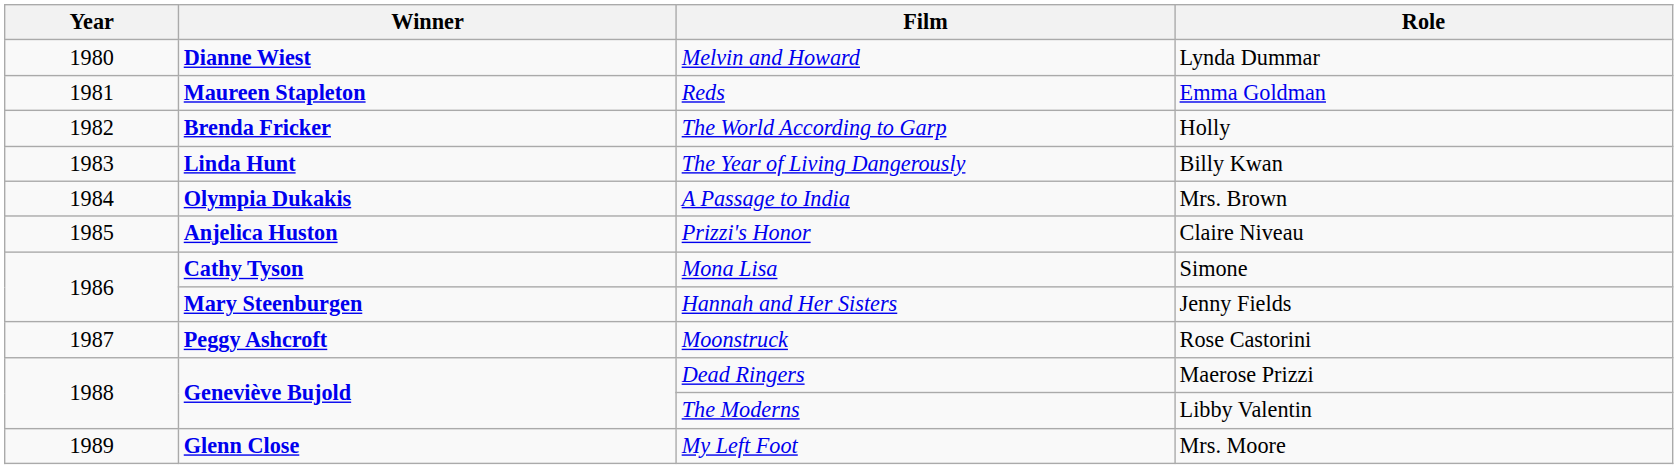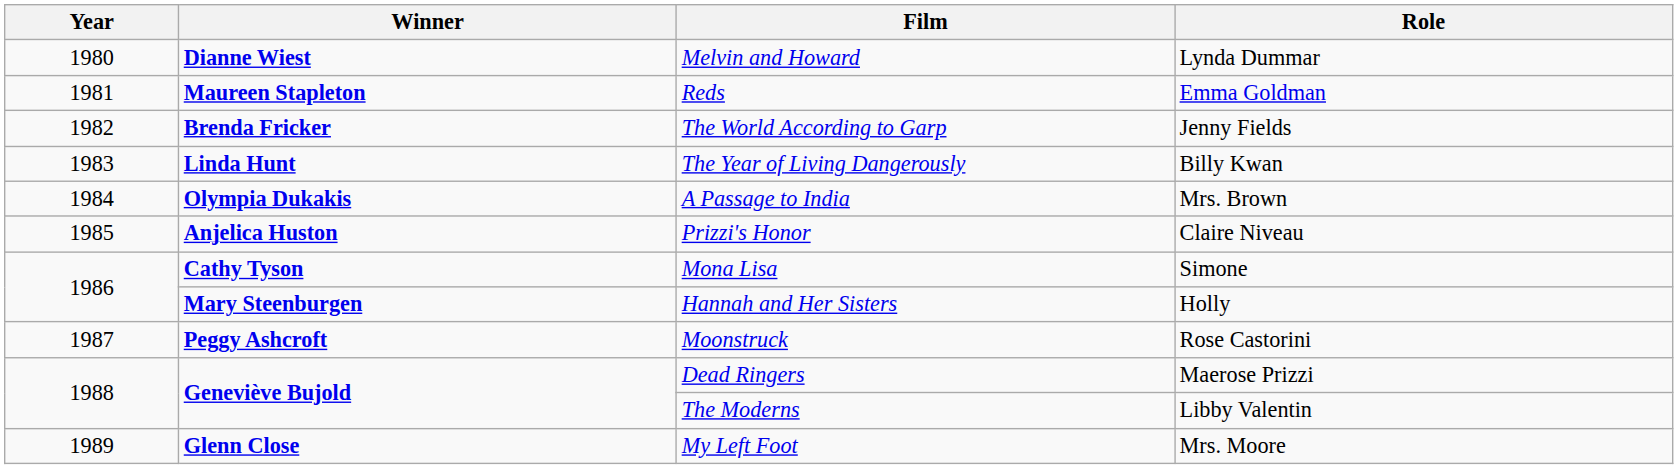(1205, 127) Holly -> (1236, 127) Jenny Fields
(1236, 304) Jenny Fields -> (1205, 304) Holly
